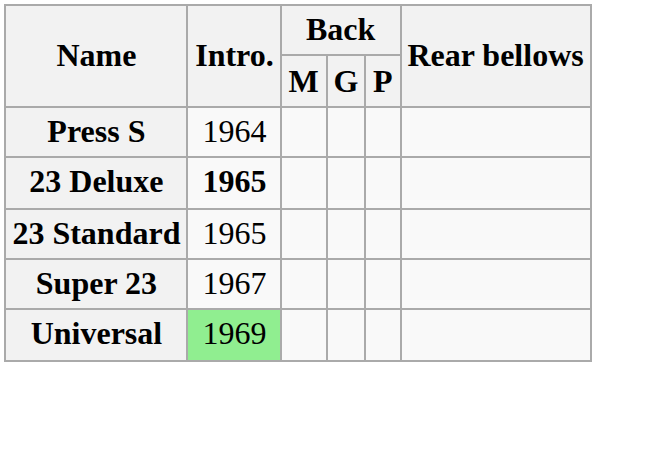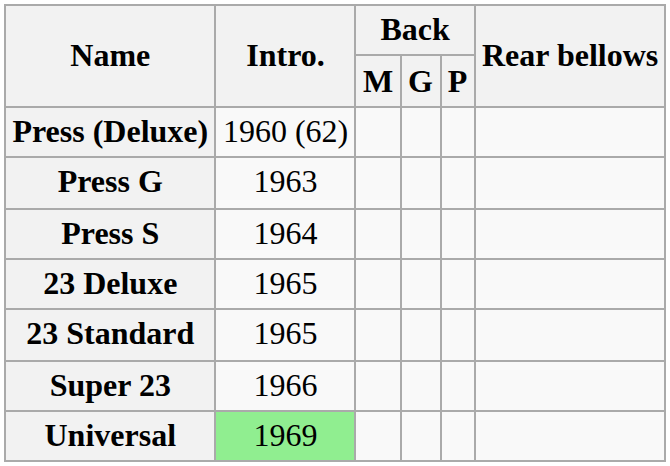+ row: (110, 131)
+ row: (110, 182)
(234, 182) bold -> (286, 283) normal
(234, 283) 1967 -> (286, 385) 1966
